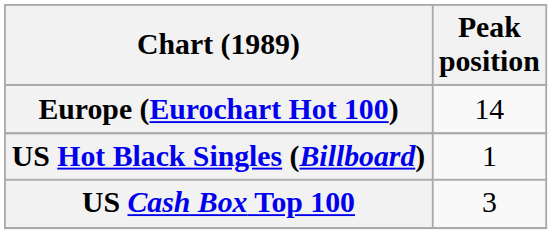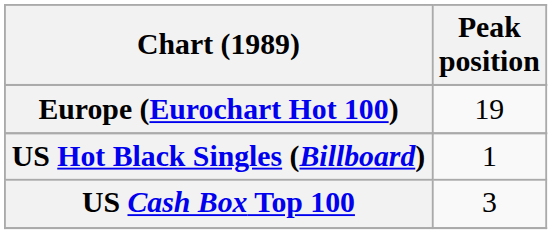(489, 108) 14 -> (489, 108) 19
